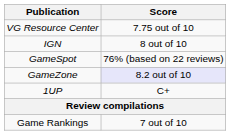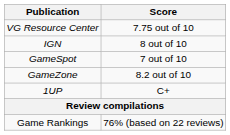(163, 59) 76% (based on 22 reviews) -> (163, 59) 7 out of 10
(163, 75) lavender background -> (163, 75) no background
(163, 122) 7 out of 10 -> (163, 122) 76% (based on 22 reviews)
